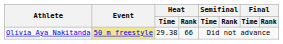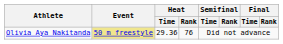(167, 33) 29.38 -> (167, 33) 29.36
(189, 33) 66 -> (189, 33) 76
